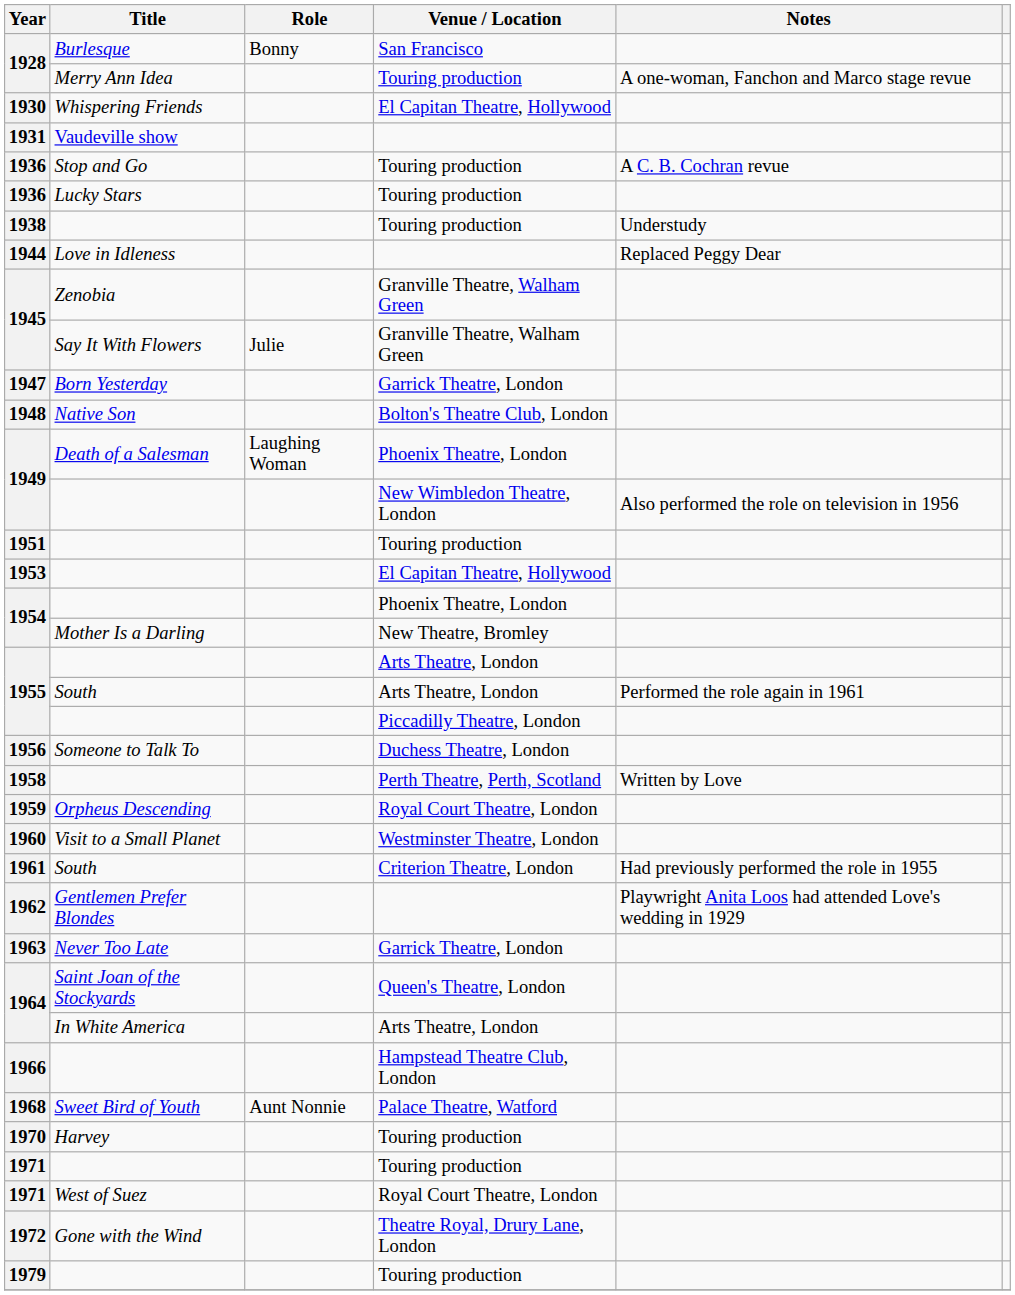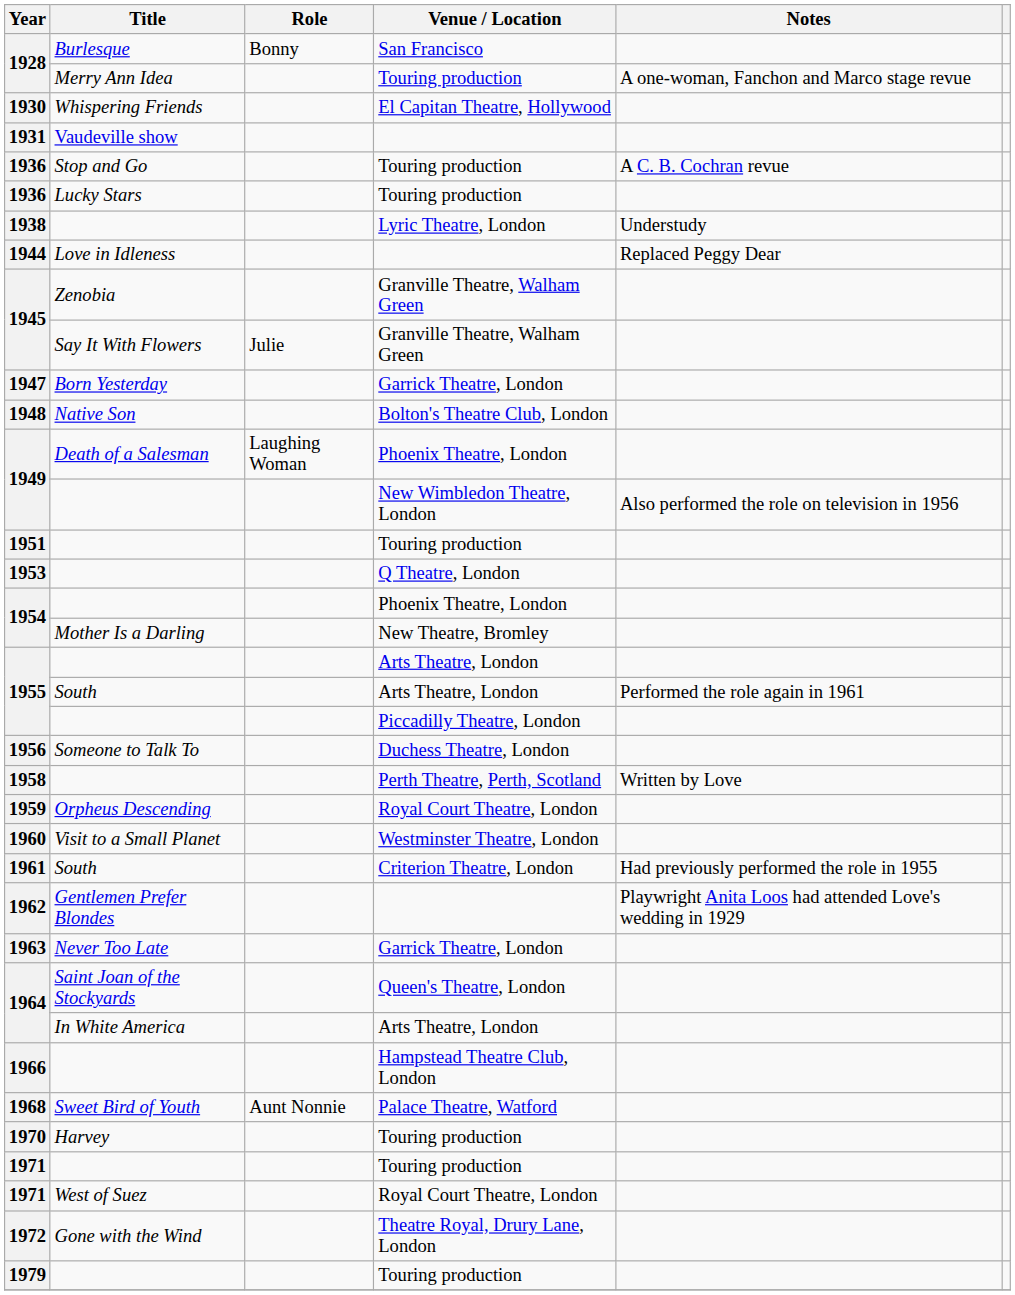(450, 225) Touring production -> (462, 225) Lyric Theatre, London
(495, 573) El Capitan Theatre, Hollywood -> (449, 573) Q Theatre, London
